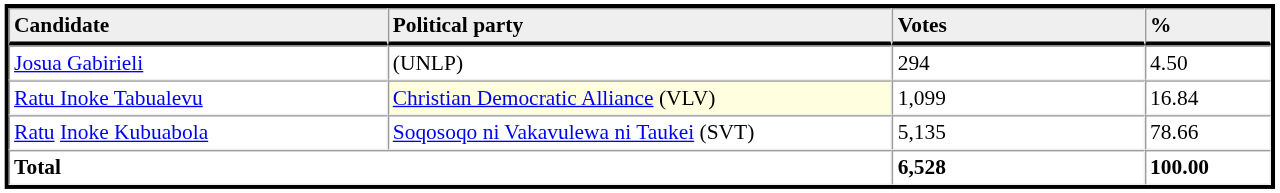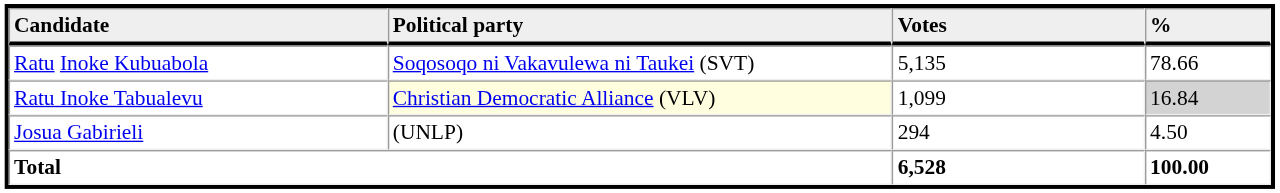rows swapped: (111, 132) <-> (79, 62)
(1174, 97) no background -> (1174, 97) lightgrey background
